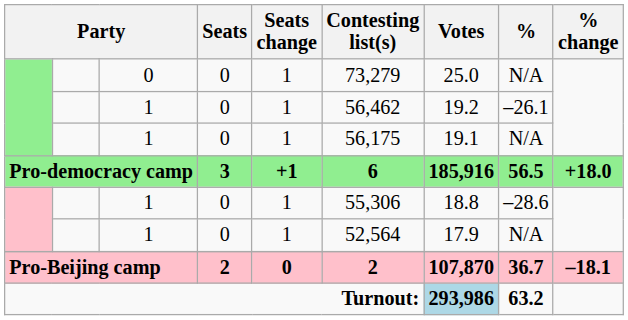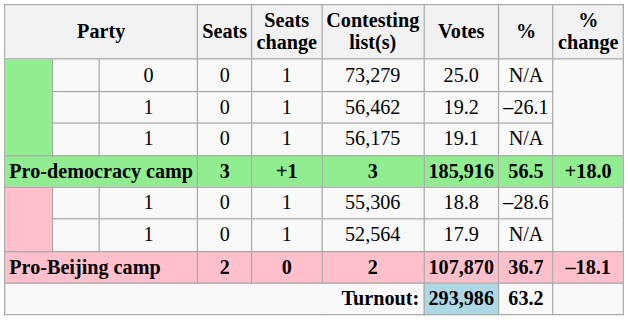(373, 171) 6 -> (373, 171) 3
